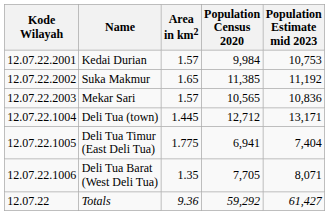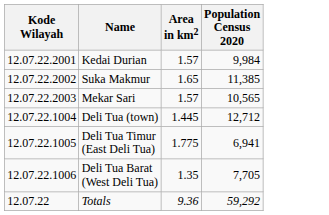- column: (294, 27)
